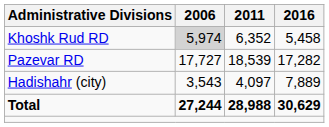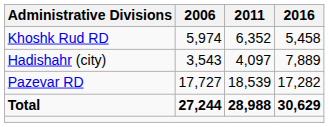(204, 37) lightgrey background -> (204, 37) no background
rows swapped: (46, 60) <-> (57, 82)
